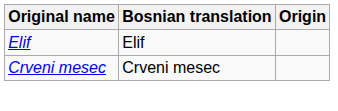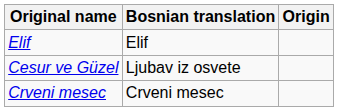+ row: (63, 67)
